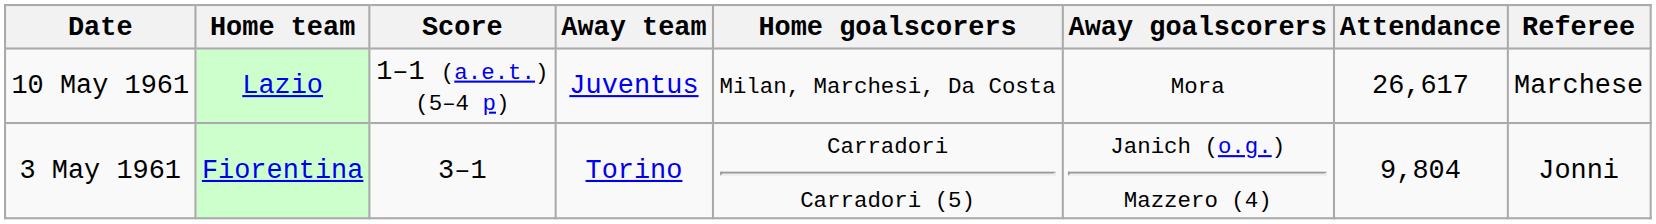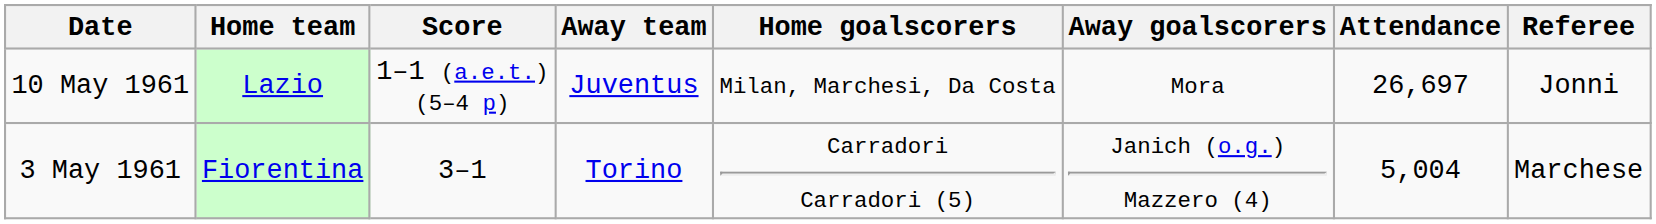(1420, 86) 26,617 -> (1420, 86) 26,697
(1579, 86) Marchese -> (1579, 86) Jonni
(1420, 171) 9,804 -> (1420, 171) 5,004
(1579, 171) Jonni -> (1579, 171) Marchese
